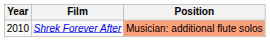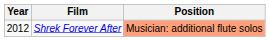(18, 28) 2010 -> (18, 28) 2012
